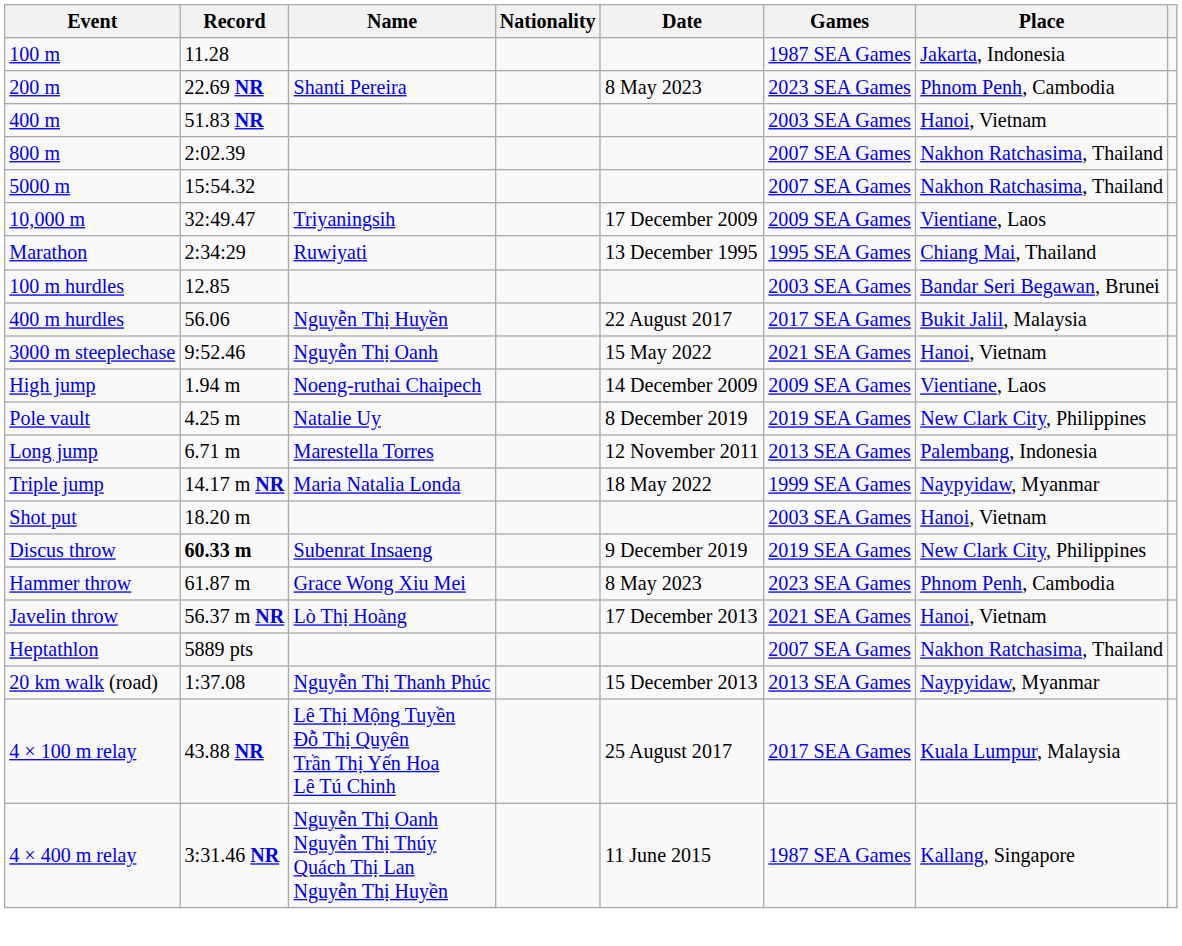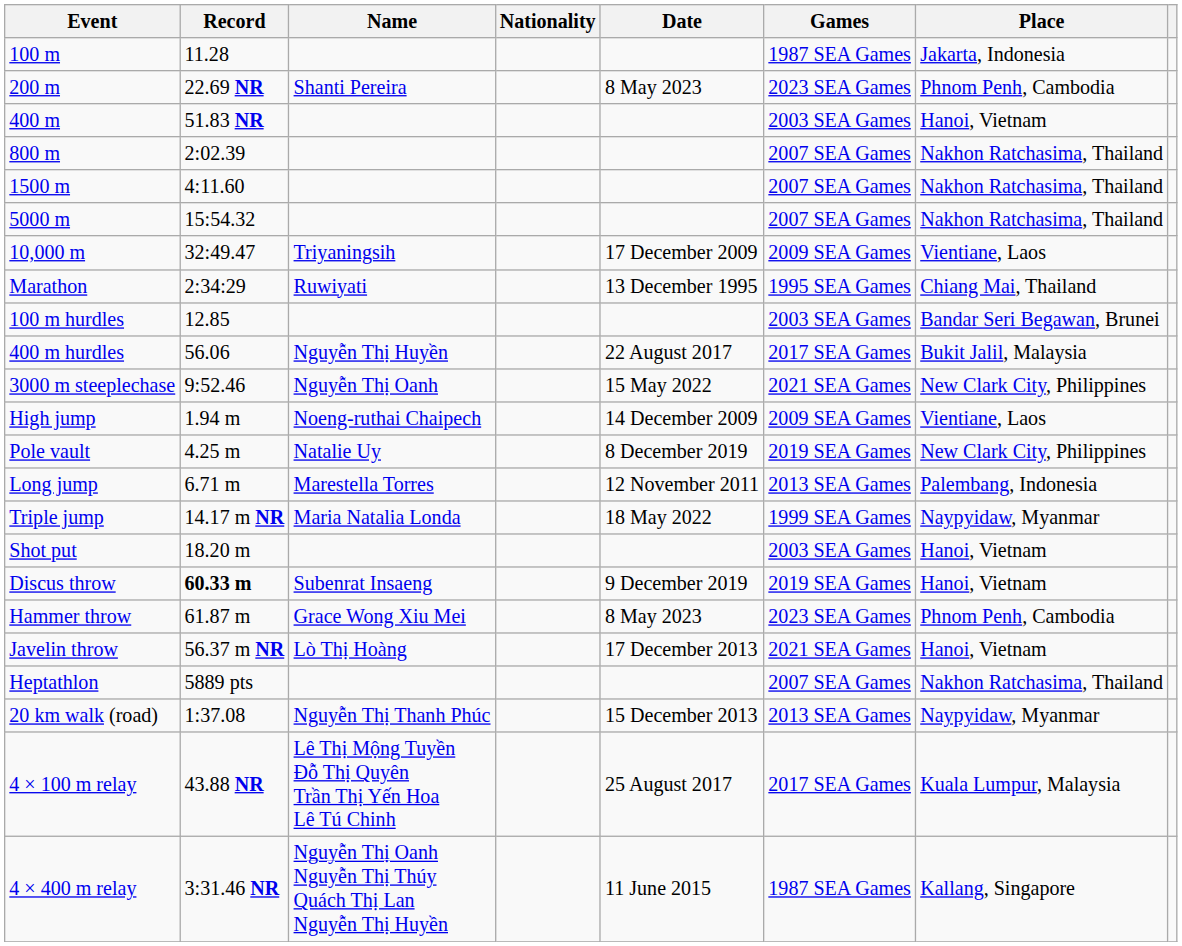+ row: (40, 186)
(983, 352) Hanoi, Vietnam -> (1033, 385) New Clark City, Philippines
(1033, 550) New Clark City, Philippines -> (983, 583) Hanoi, Vietnam
